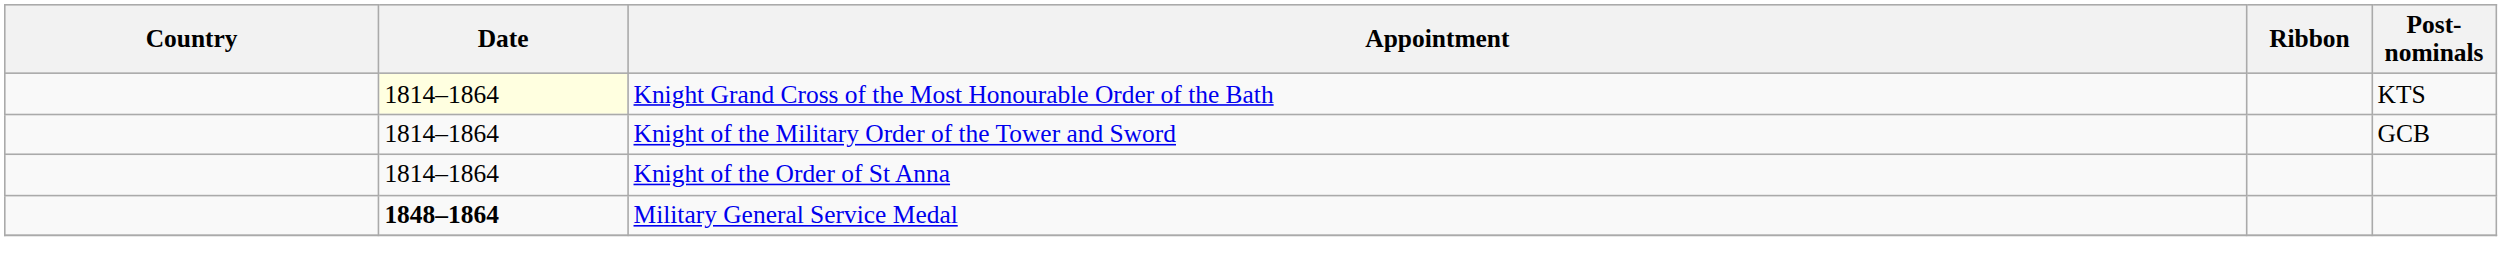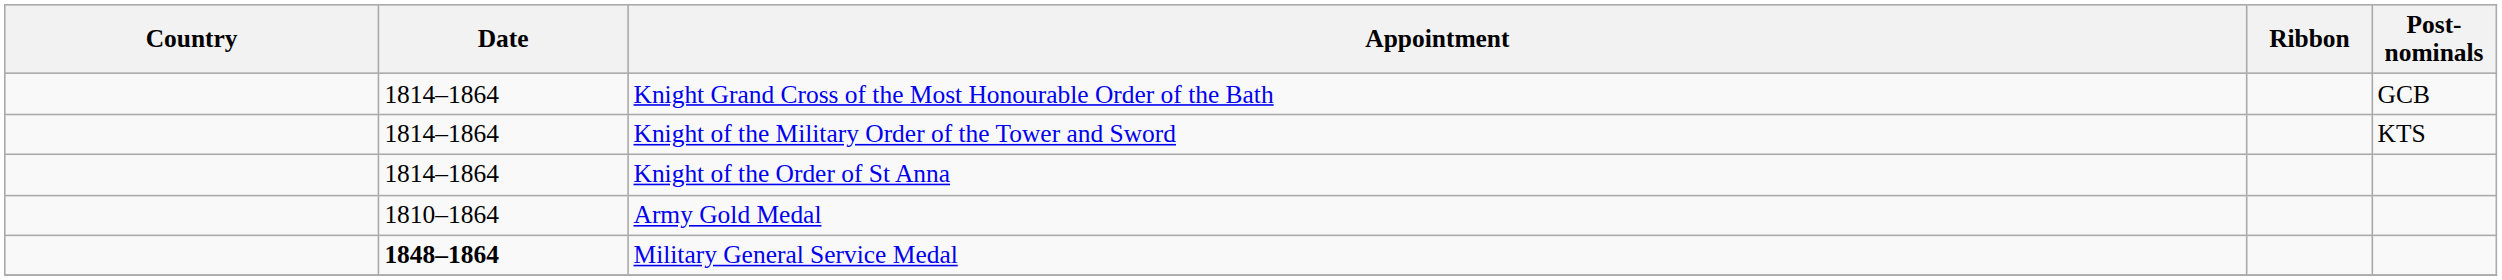(442, 93) lightyellow background -> (442, 93) no background
(2402, 93) KTS -> (2404, 93) GCB
(2404, 133) GCB -> (2402, 133) KTS
+ row: (727, 214)
